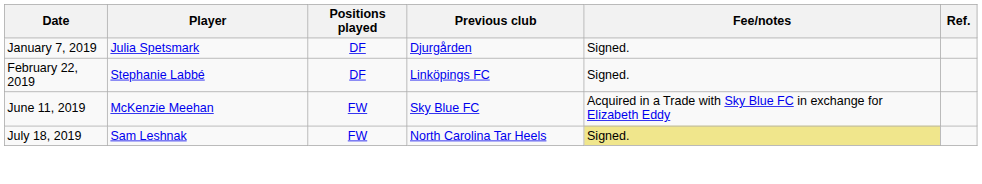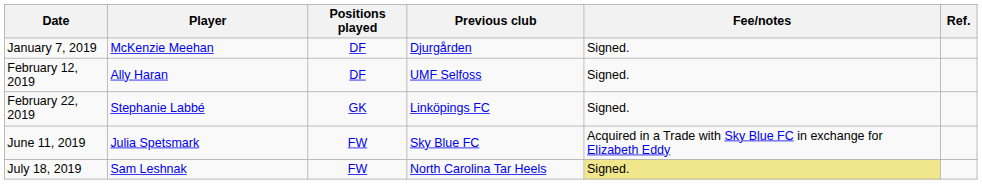(155, 48) Julia Spetsmark -> (162, 48) McKenzie Meehan
+ row: (43, 75)
(358, 75) DF -> (357, 108) GK
(162, 108) McKenzie Meehan -> (155, 142) Julia Spetsmark
